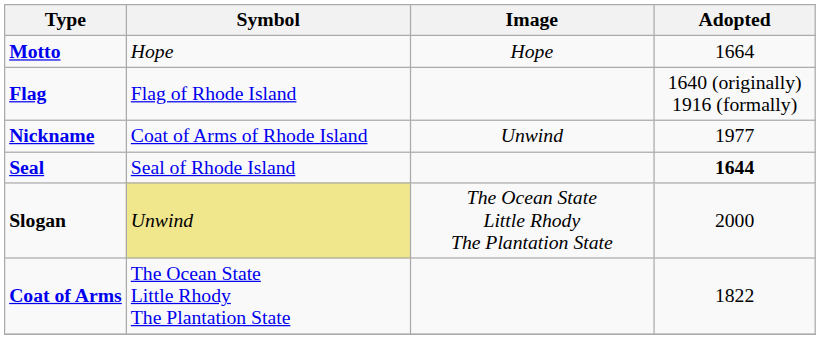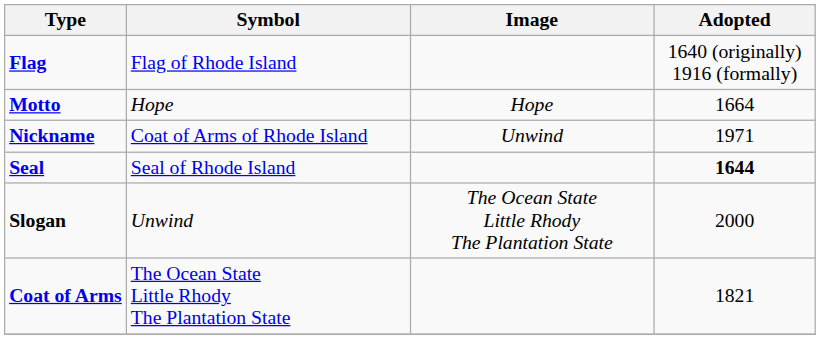rows swapped: (28, 93) <-> (35, 51)
(735, 135) 1977 -> (735, 135) 1971
(162, 220) khaki background -> (162, 220) no background
(735, 295) 1822 -> (735, 295) 1821
